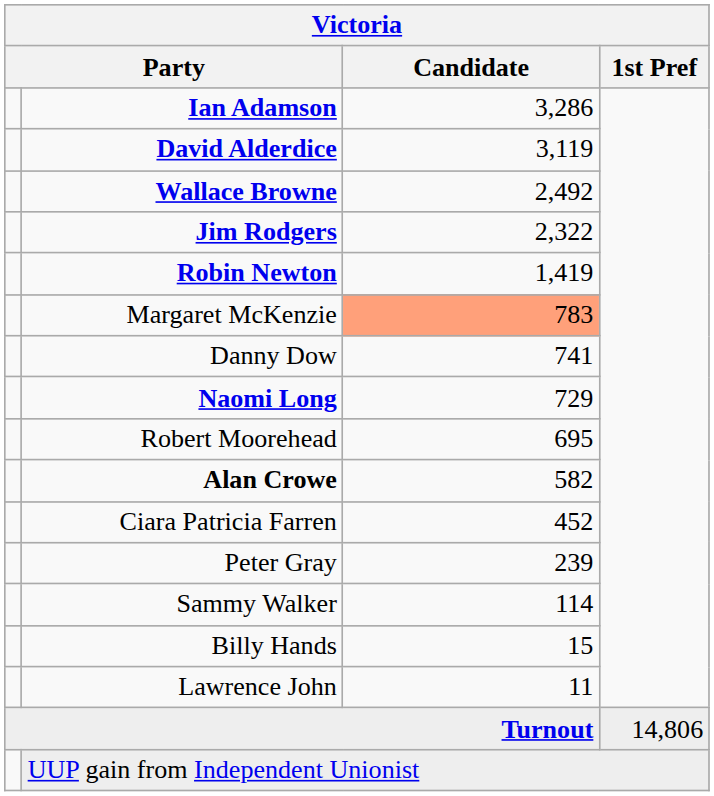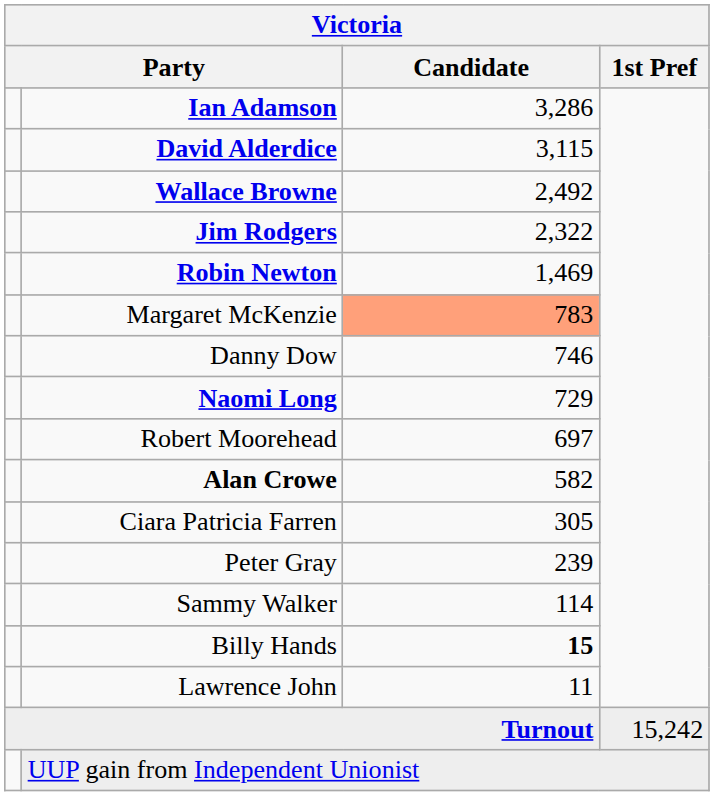(564, 149) 3,119 -> (564, 149) 3,115
(564, 273) 1,419 -> (564, 273) 1,469
(574, 356) 741 -> (574, 356) 746
(574, 438) 695 -> (574, 438) 697
(574, 521) 452 -> (574, 521) 305
(580, 645) normal -> (580, 645) bold
(667, 728) 14,806 -> (667, 728) 15,242
